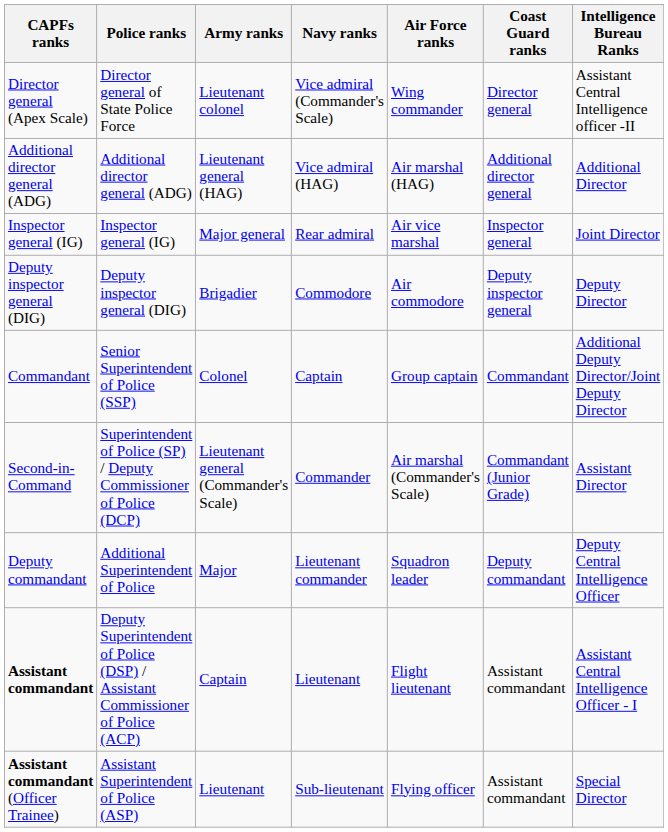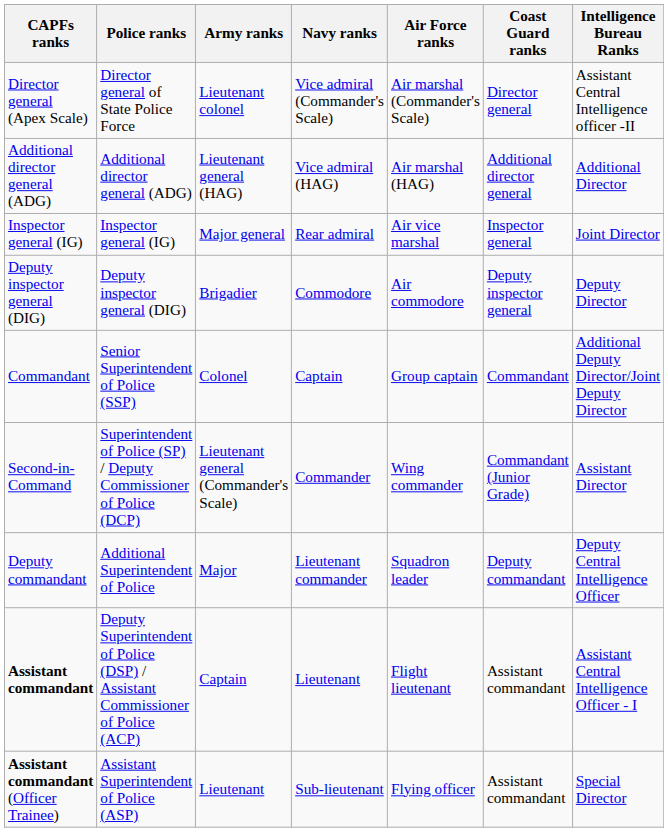(427, 100) Wing commander -> (435, 100) Air marshal (Commander's Scale)
(435, 477) Air marshal (Commander's Scale) -> (427, 477) Wing commander
